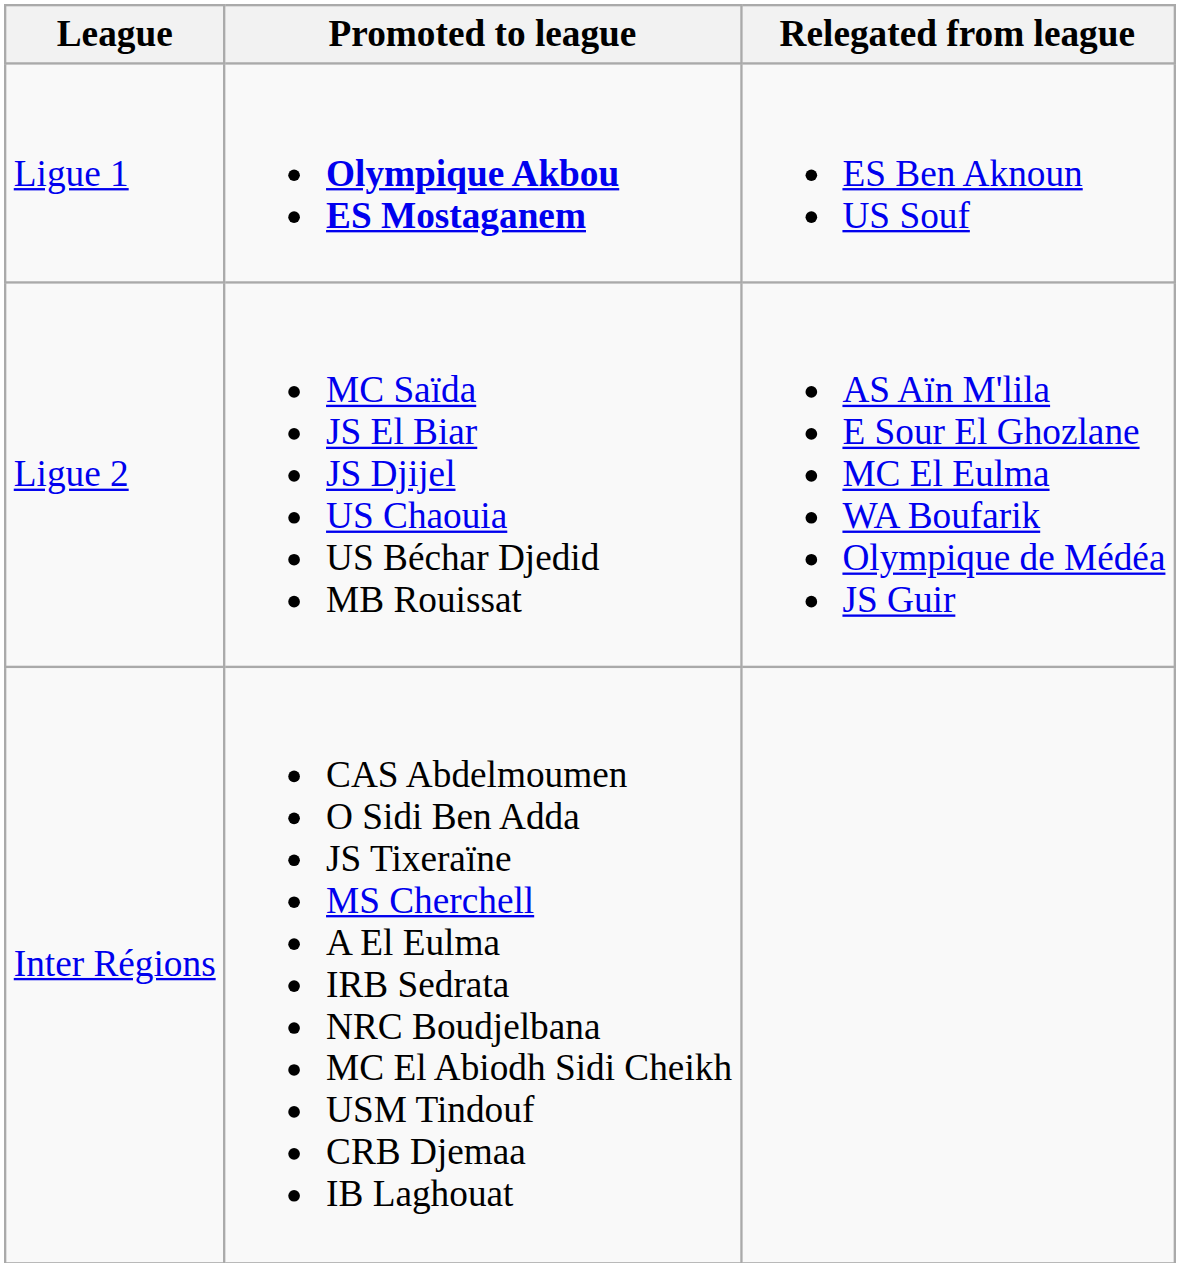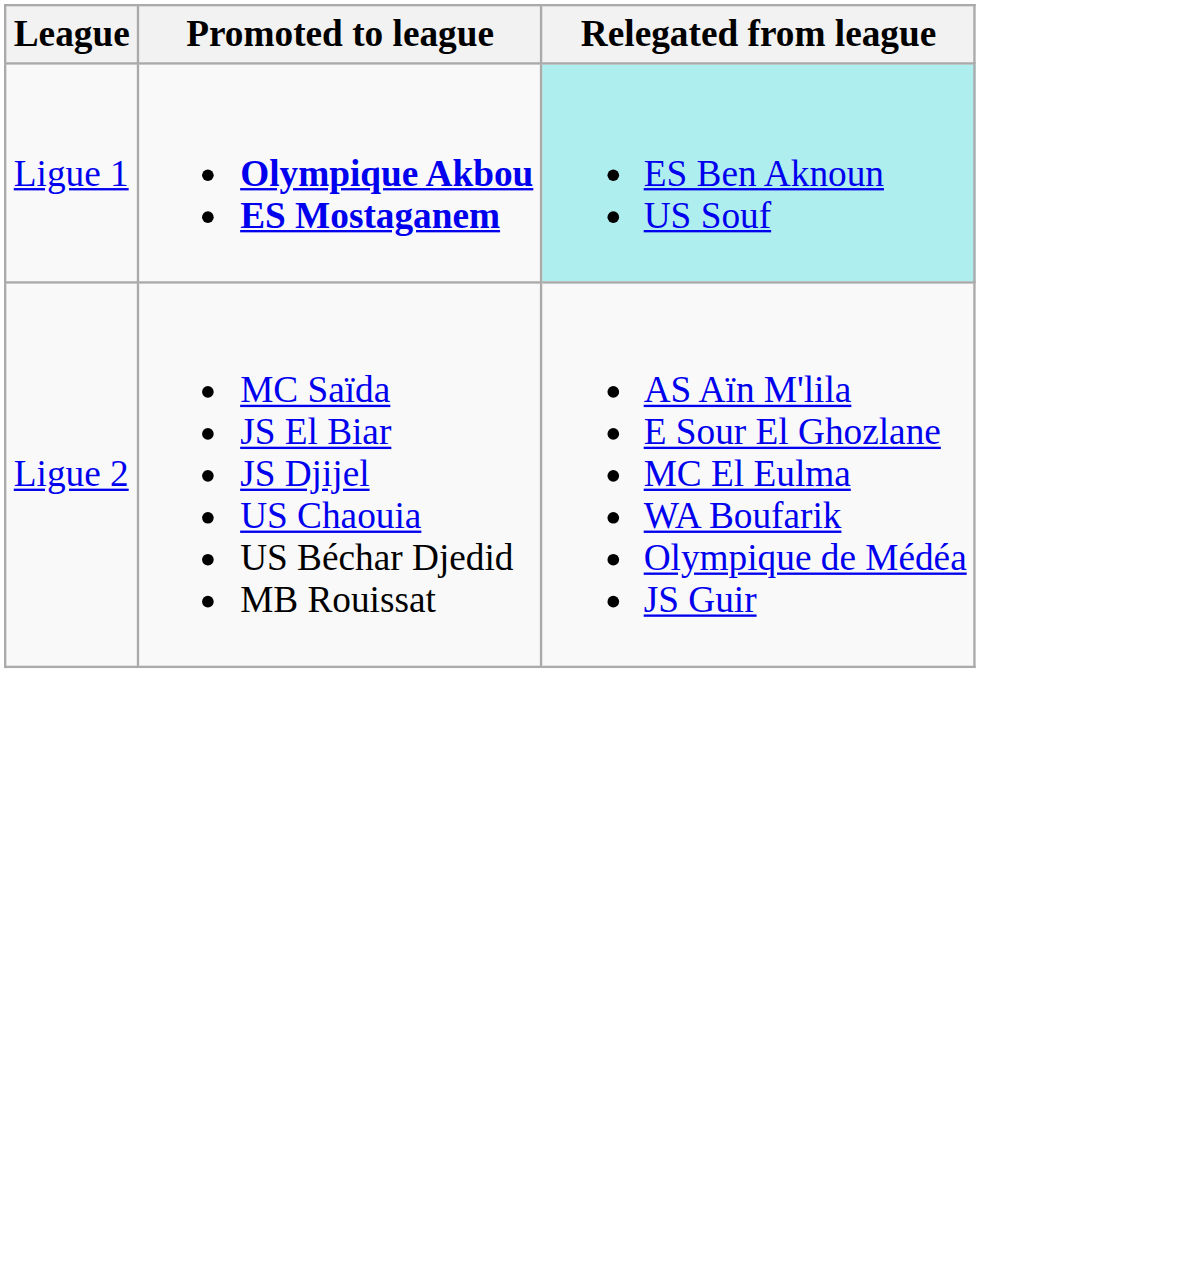(957, 194) no background -> (759, 194) paleturquoise background
- row: (115, 964)
